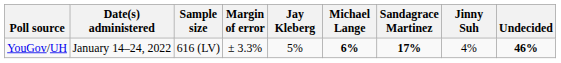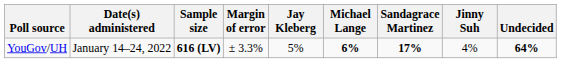(198, 48) normal -> (199, 48) bold
(526, 48) 46% -> (527, 48) 64%
